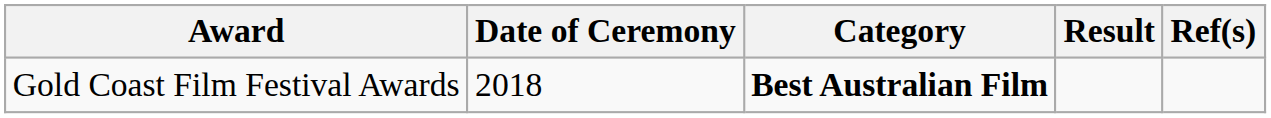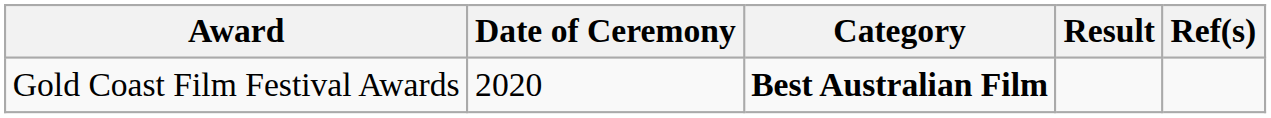(509, 84) 2018 -> (509, 84) 2020
